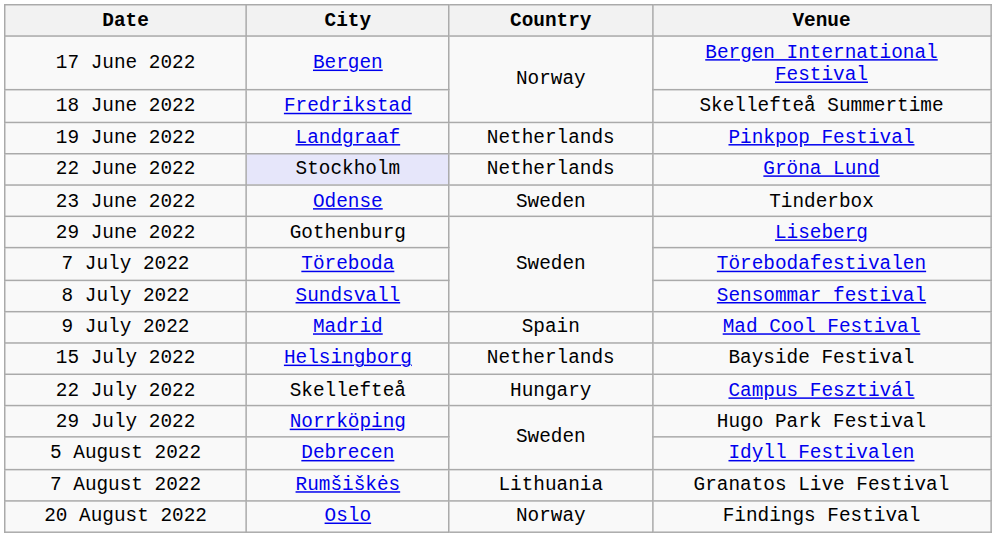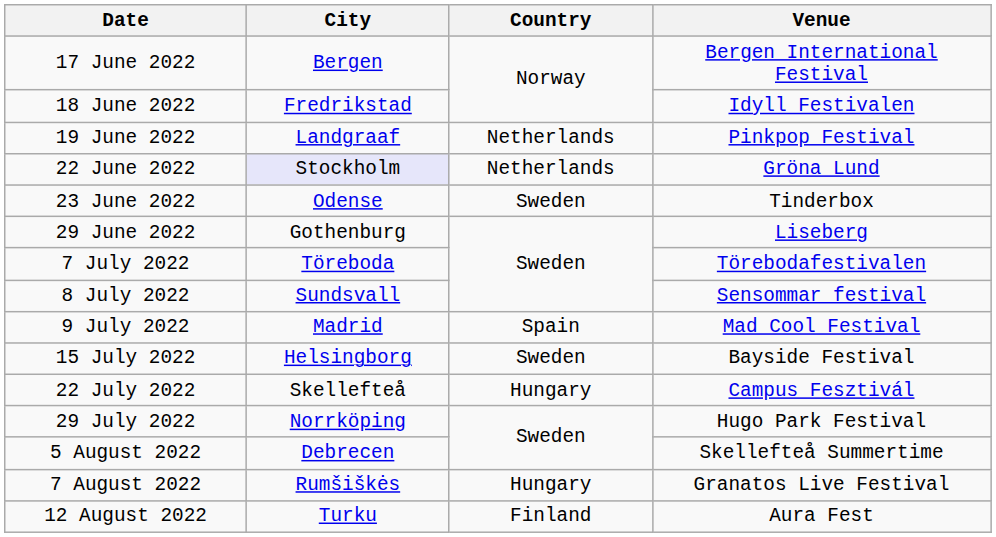(821, 106) Skellefteå Summertime -> (821, 106) Idyll Festivalen
(551, 359) Netherlands -> (551, 359) Sweden
(821, 453) Idyll Festivalen -> (821, 453) Skellefteå Summertime
(551, 485) Lithuania -> (551, 485) Hungary
+ row: (126, 516)
- row: (126, 516)
